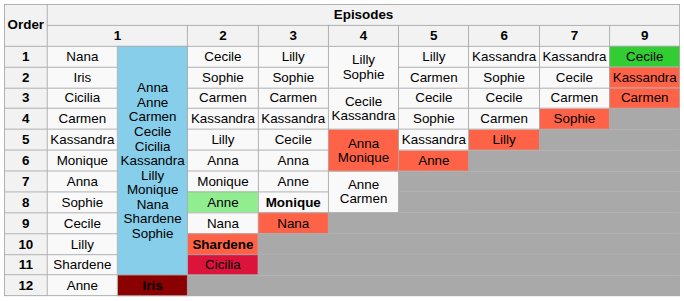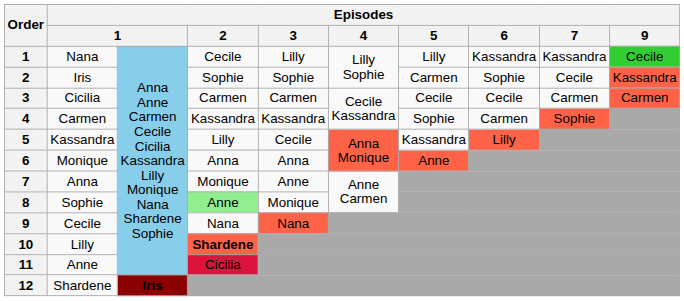(293, 202) bold -> (293, 202) normal
(82, 264) Shardene -> (82, 264) Anne
(82, 285) Anne -> (82, 285) Shardene
